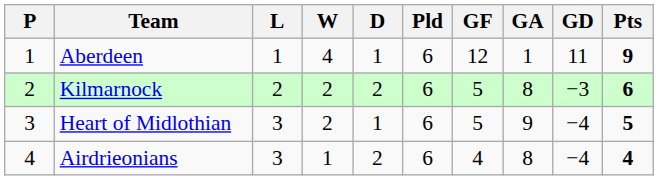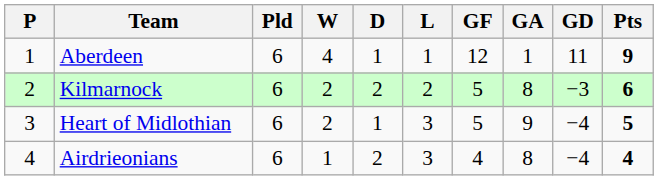columns swapped: (428, 21) <-> (277, 21)
